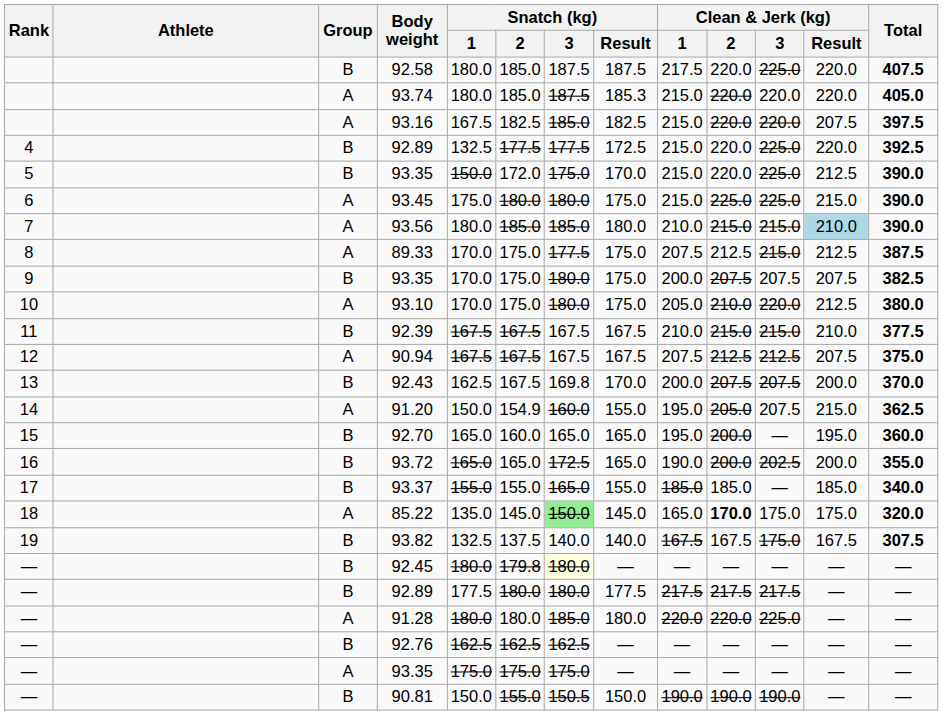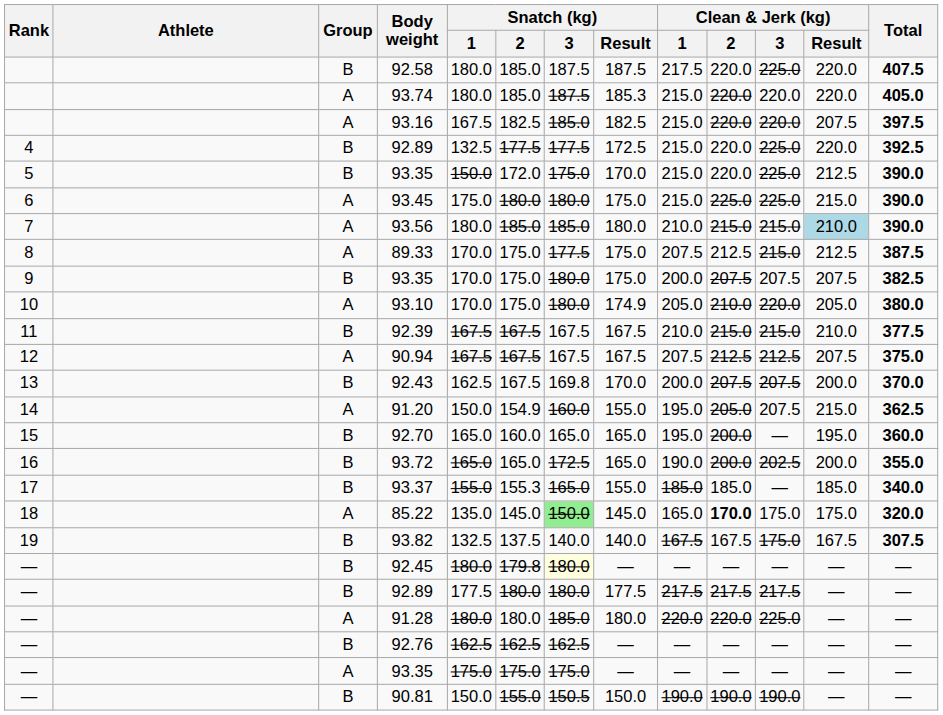(626, 305) 175.0 -> (626, 305) 174.9
(836, 305) 212.5 -> (836, 305) 205.0
(520, 488) 155.0 -> (520, 488) 155.3
